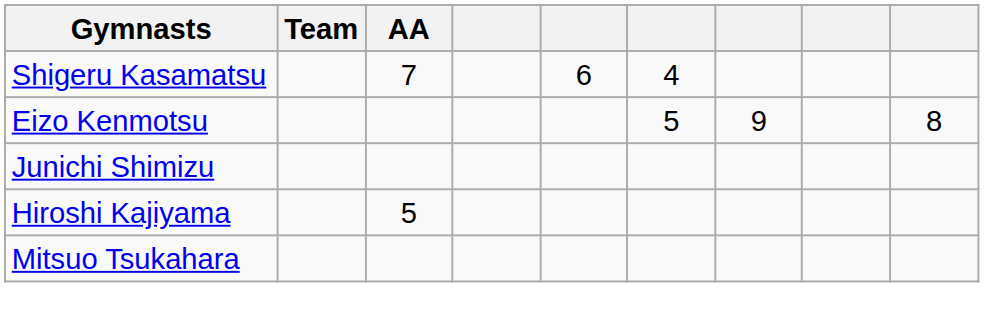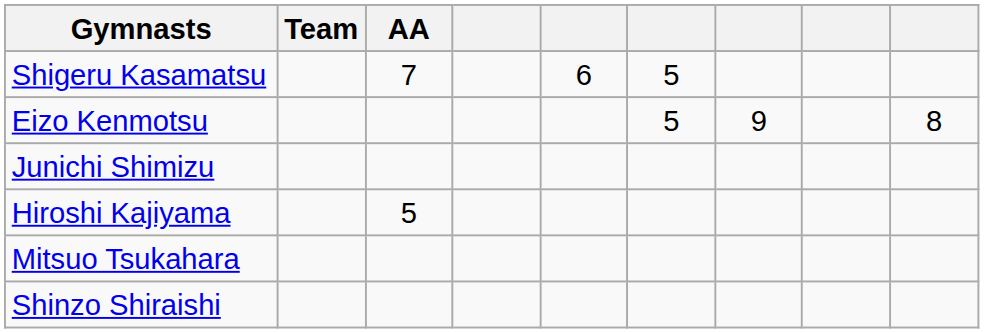(671, 74) 4 -> (671, 74) 5
+ row: (116, 305)
